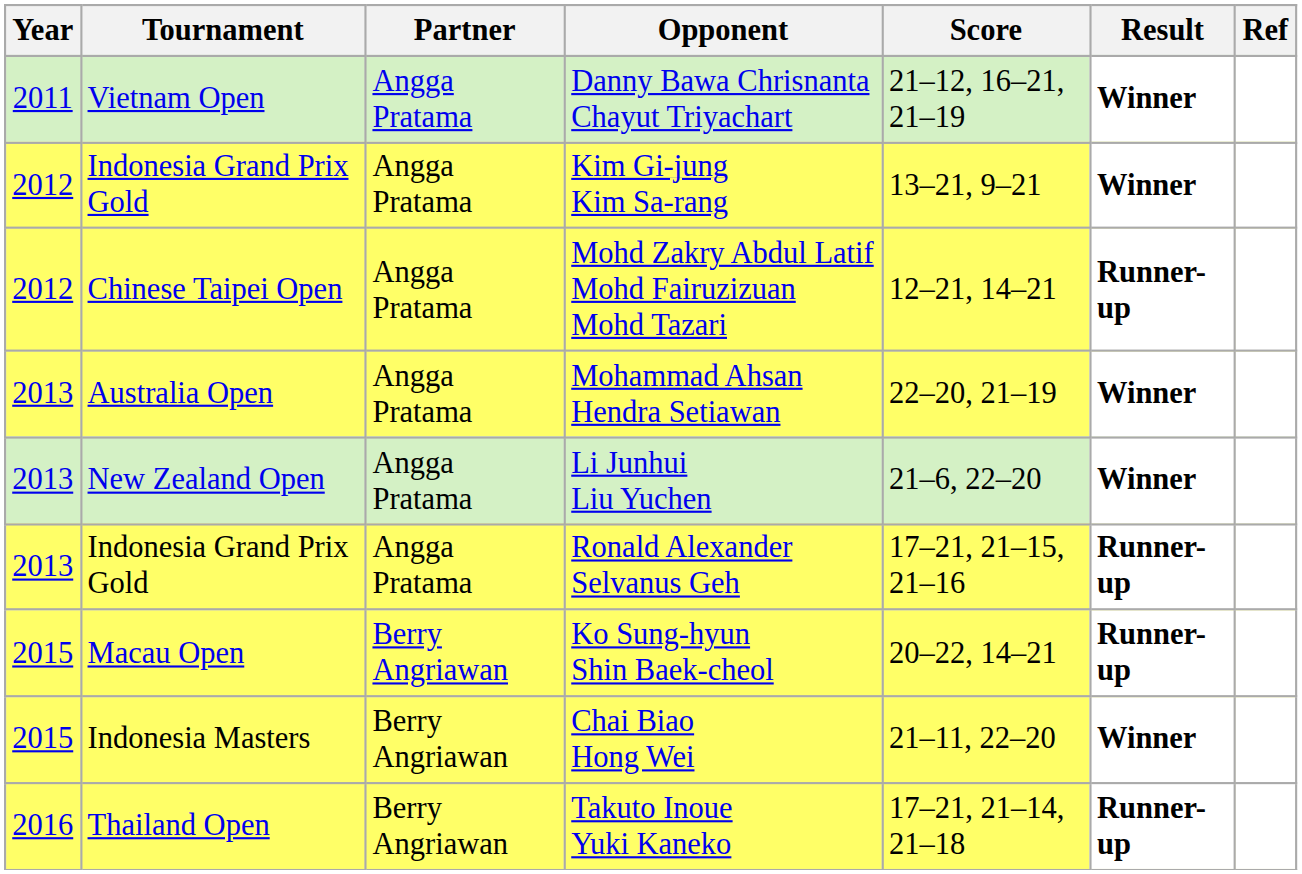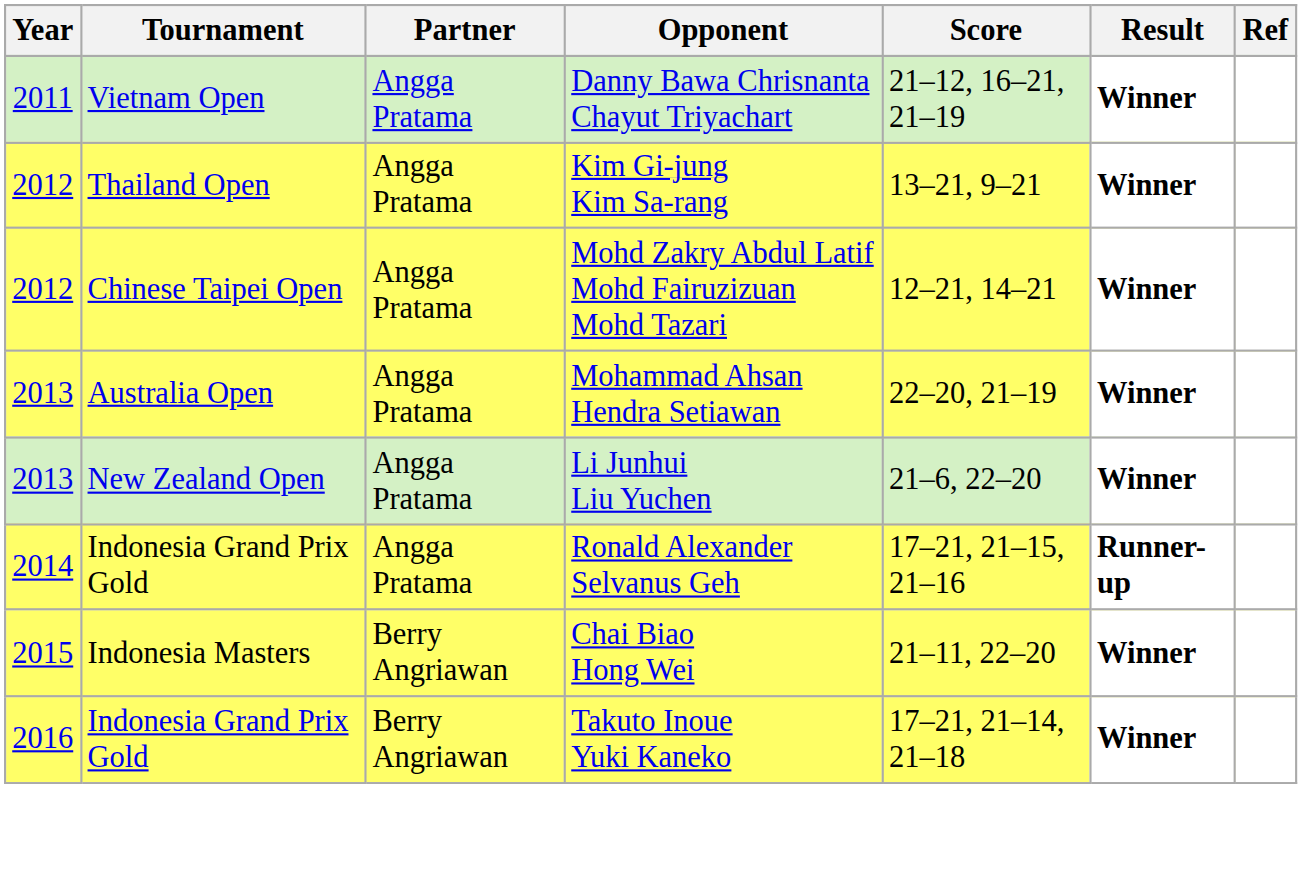(218, 184) Indonesia Grand Prix Gold -> (179, 184) Thailand Open
(1151, 289) Runner-up -> (1147, 289) Winner
(43, 566) 2013 -> (43, 566) 2014
- row: (672, 652)
(179, 825) Thailand Open -> (218, 739) Indonesia Grand Prix Gold
(1151, 825) Runner-up -> (1147, 739) Winner
